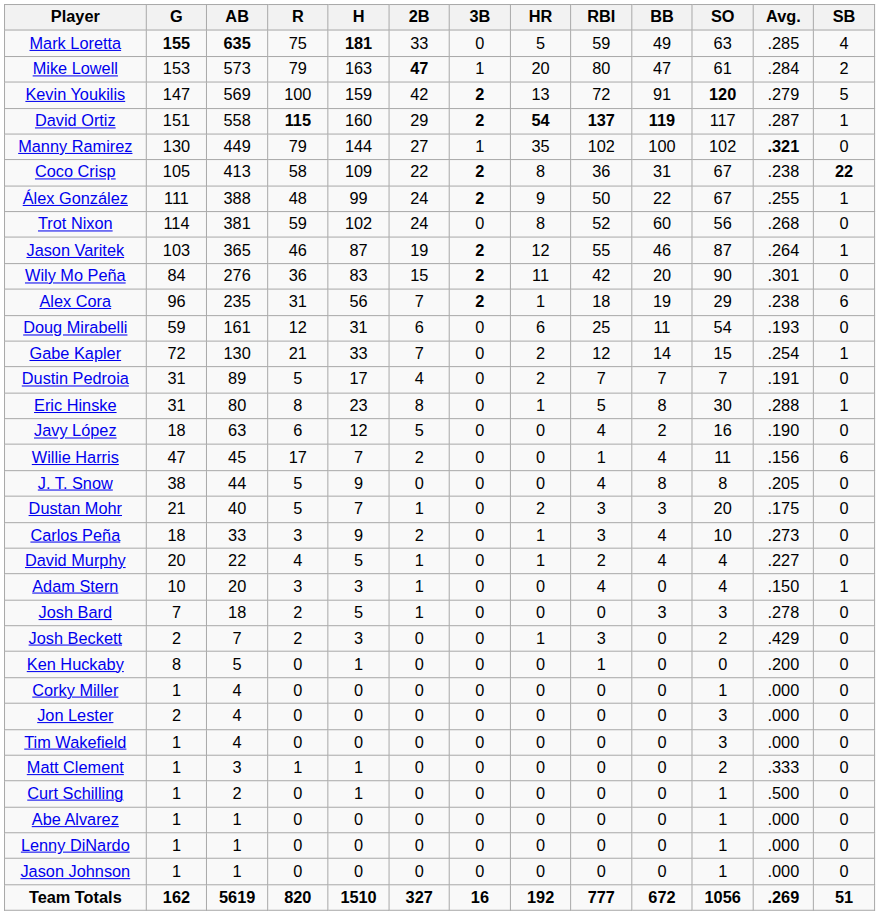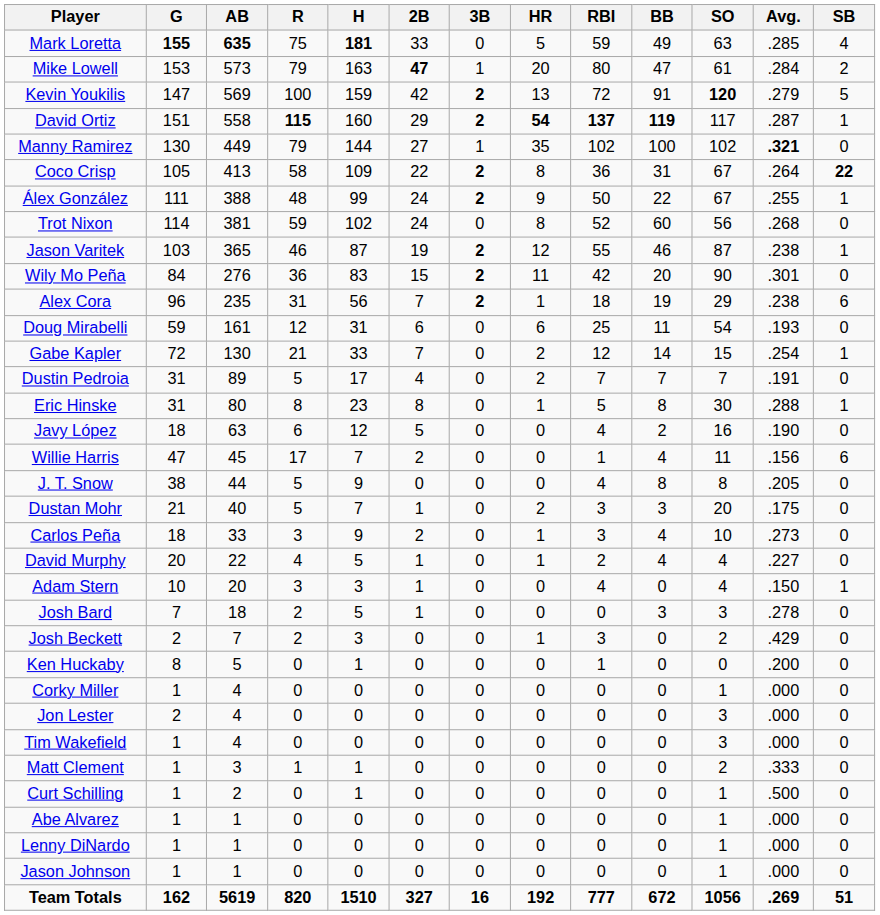(783, 172) .238 -> (783, 172) .264
(783, 250) .264 -> (783, 250) .238
